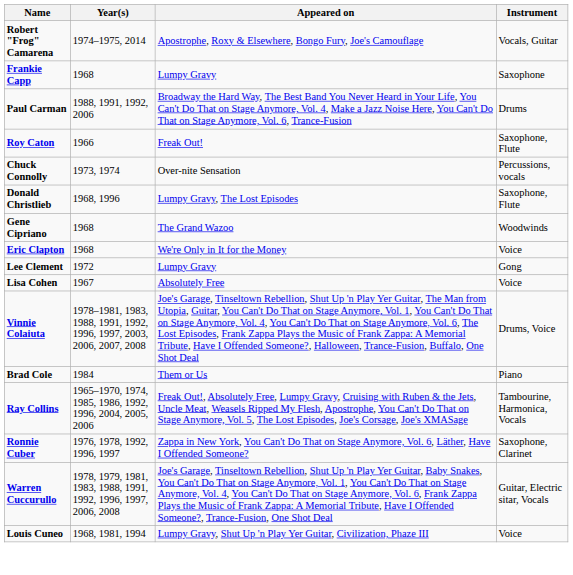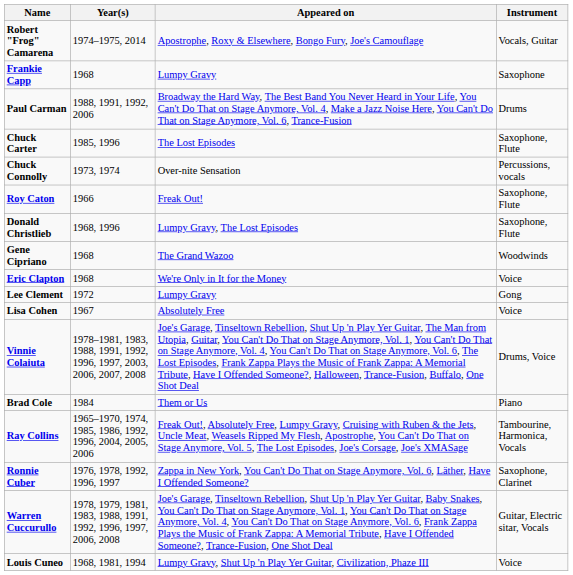+ row: (22, 143)
rows swapped: (27, 171) <-> (31, 143)
